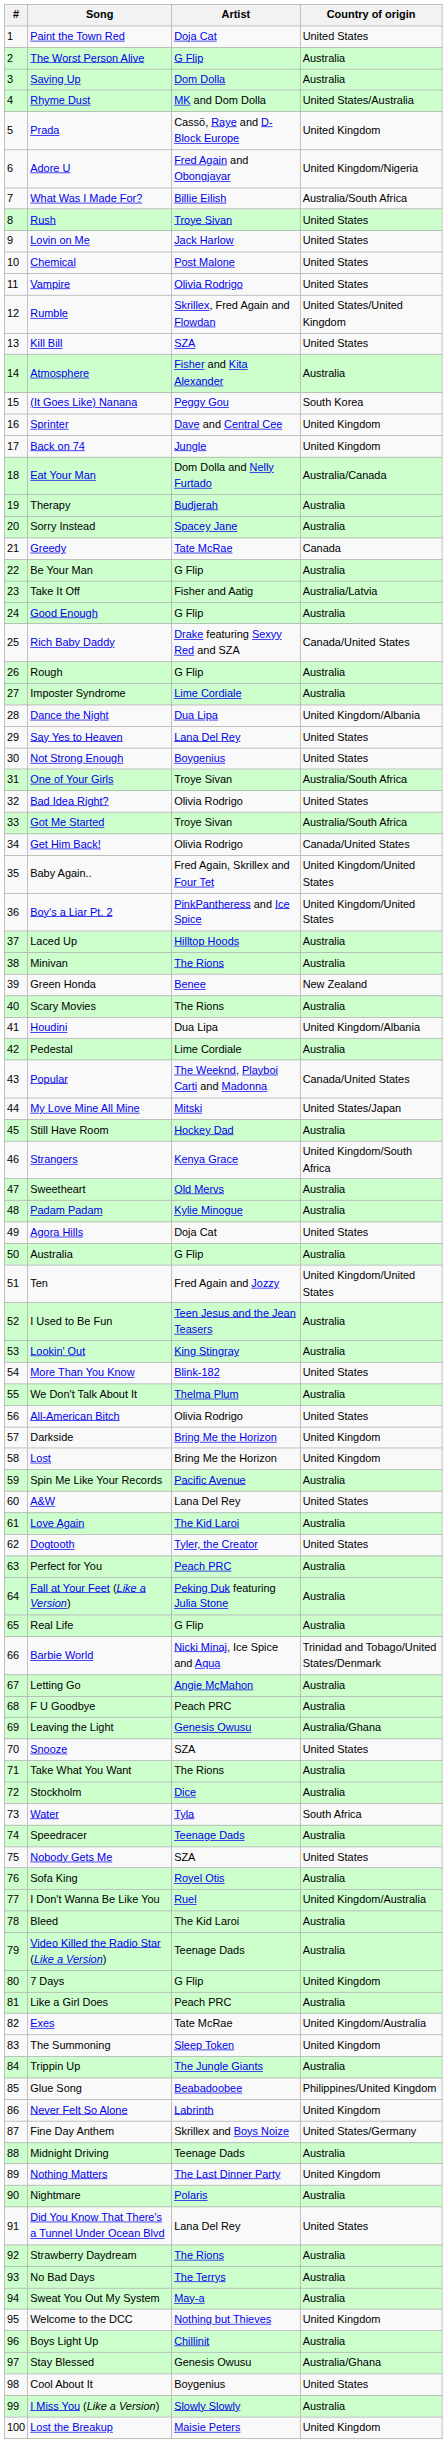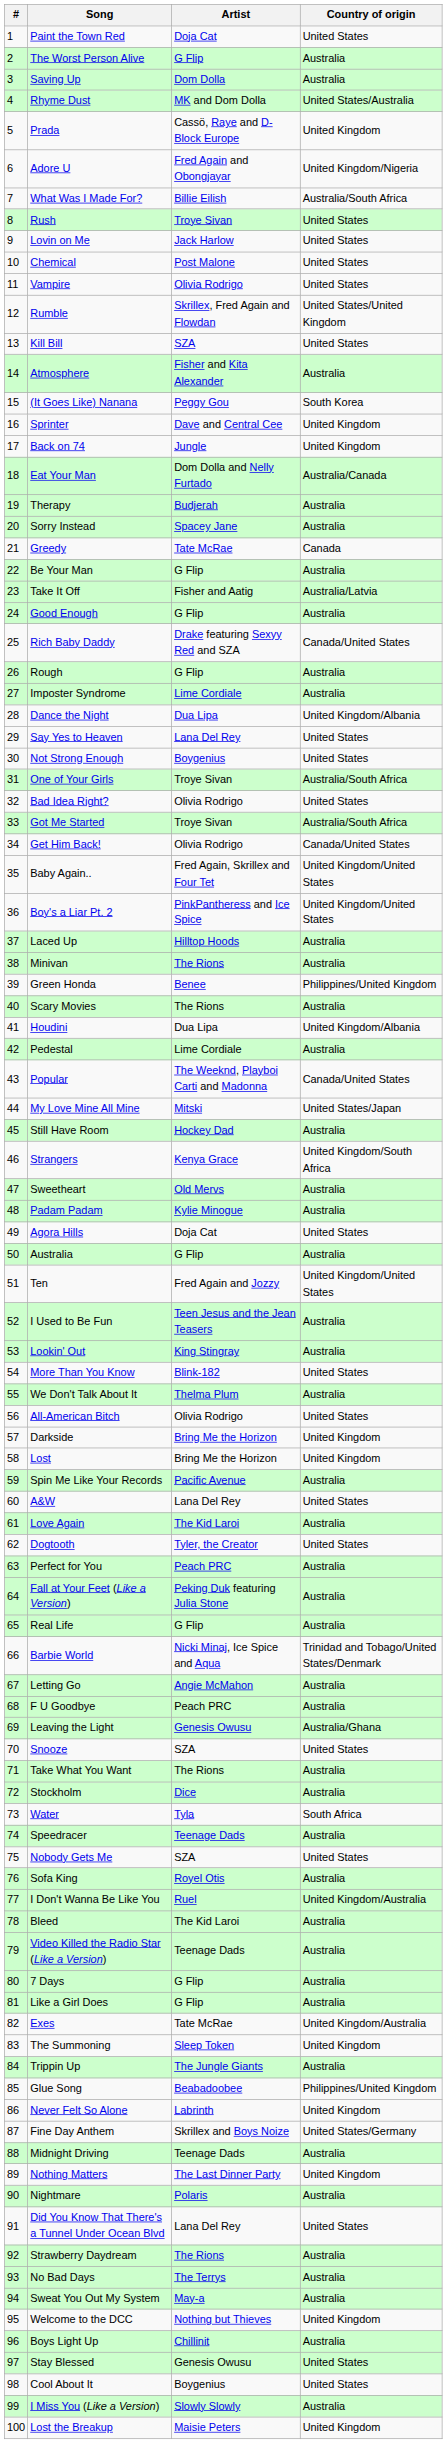(335, 984) New Zealand -> (370, 984) Philippines/United Kingdom
(342, 1981) United Kingdom -> (324, 1981) Australia
(203, 2002) Peach PRC -> (189, 2002) G Flip
(342, 2363) Australia/Ghana -> (335, 2363) United States
